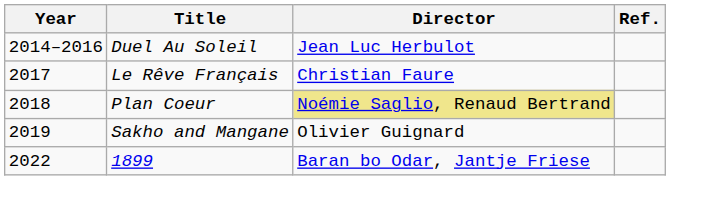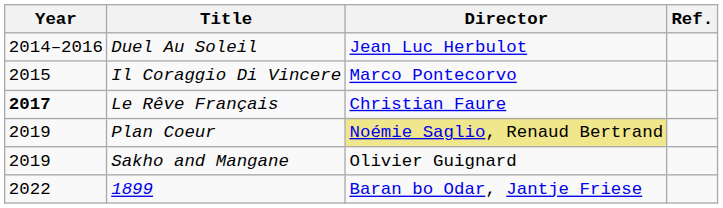+ row: (226, 76)
(30, 76) normal -> (30, 104) bold
(30, 104) 2018 -> (30, 132) 2019
